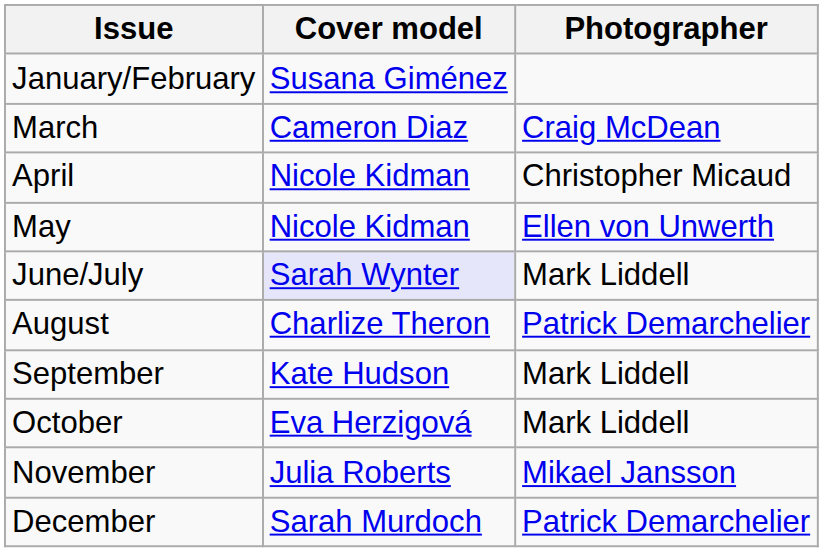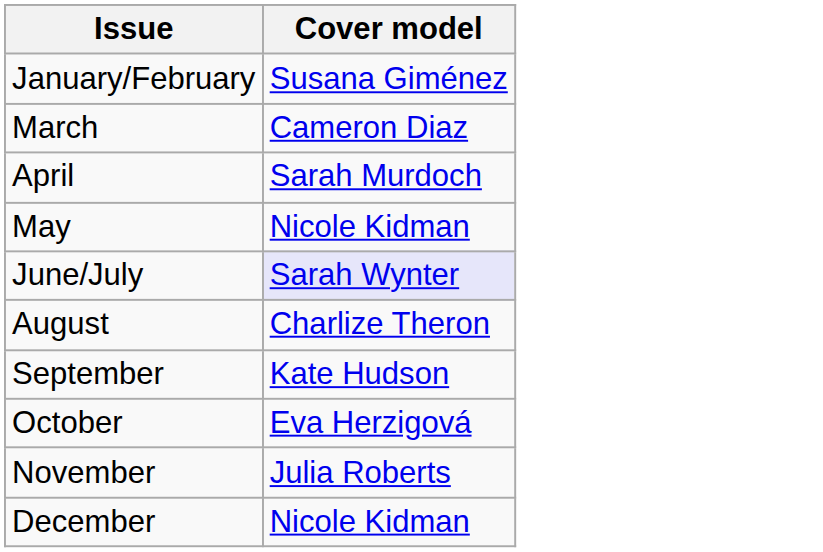- column: (666, 29)
(370, 176) Nicole Kidman -> (376, 176) Sarah Murdoch
(376, 521) Sarah Murdoch -> (370, 521) Nicole Kidman
